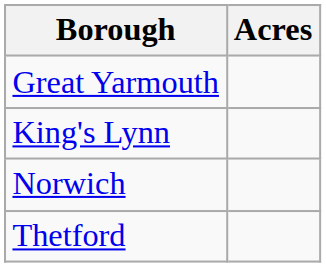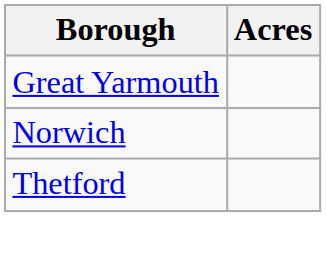- row: (91, 132)
